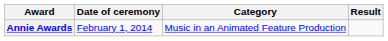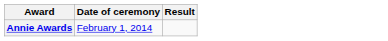- column: (255, 12)
